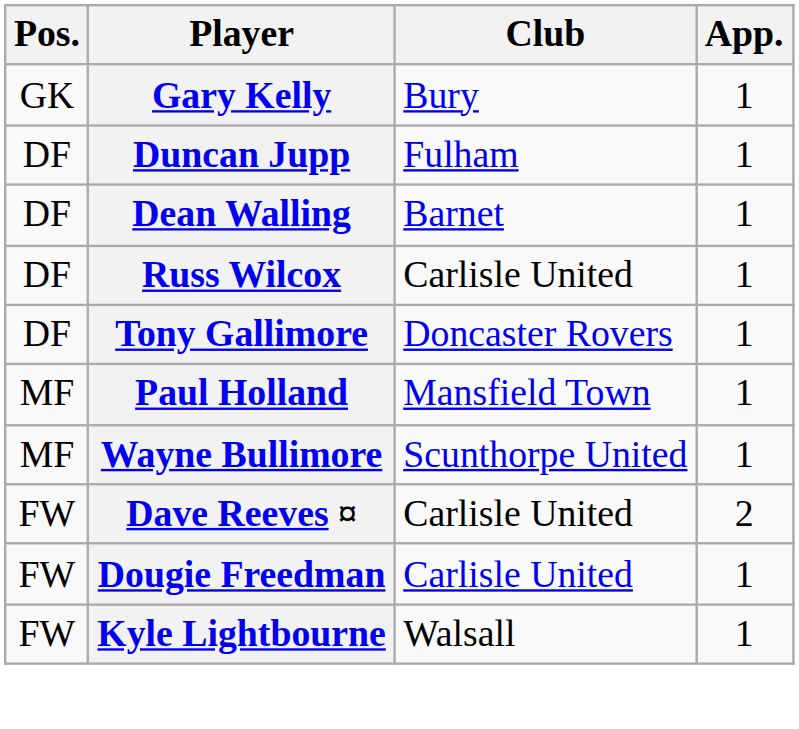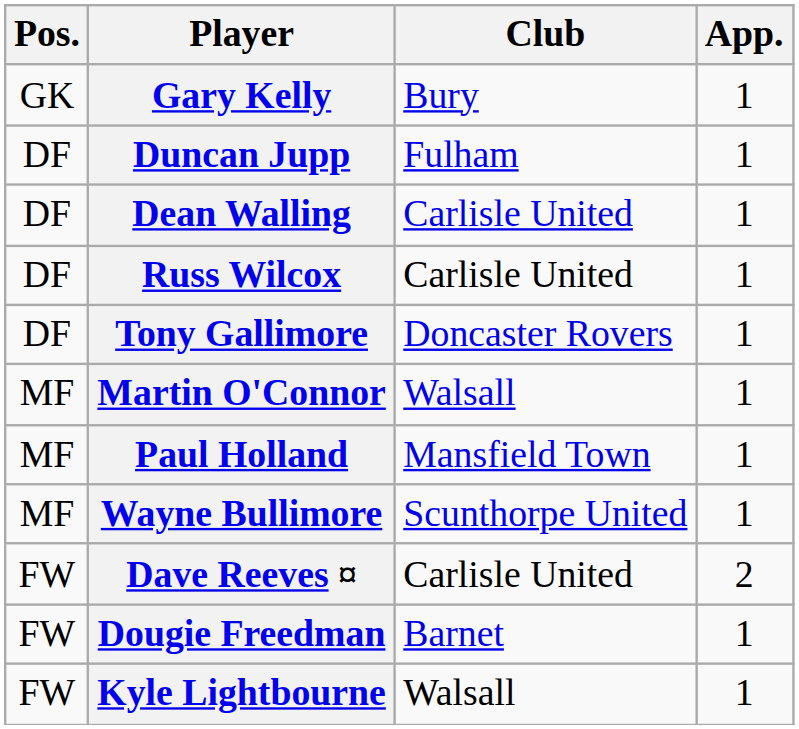(454, 214) Barnet -> (518, 214) Carlisle United
+ row: (242, 393)
(518, 573) Carlisle United -> (454, 633) Barnet
